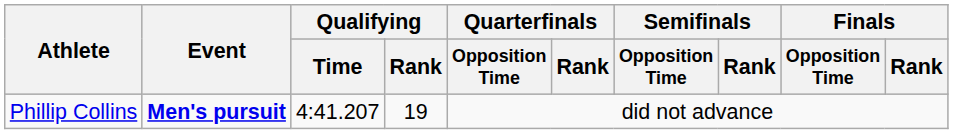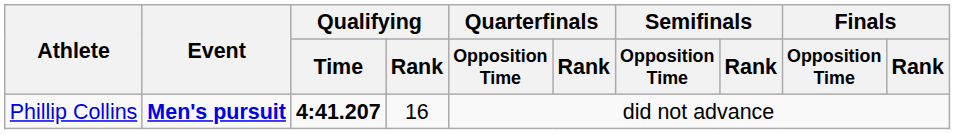(338, 112) normal -> (338, 112) bold
(416, 112) 19 -> (417, 112) 16
